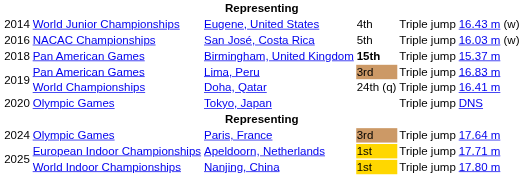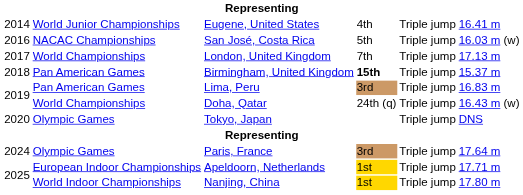(489, 24) 16.43 m (w) -> (480, 24) 16.41 m
+ row: (267, 56)
(480, 87) 16.41 m -> (489, 103) 16.43 m (w)
